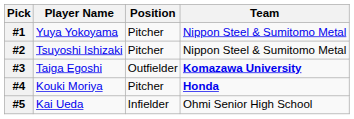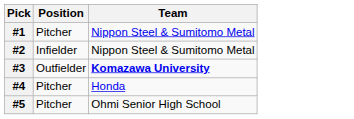- column: (79, 13)
(146, 50) Pitcher -> (57, 50) Infielder
(201, 86) bold -> (108, 86) normal
(148, 104) Infielder -> (54, 104) Pitcher
